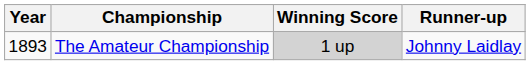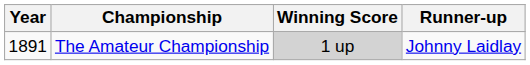(28, 45) 1893 -> (28, 45) 1891
